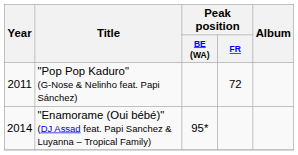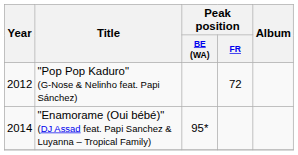(20, 84) 2011 -> (20, 84) 2012
